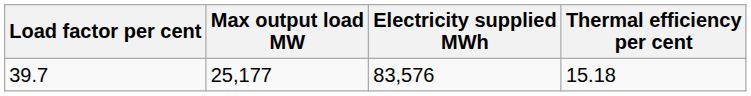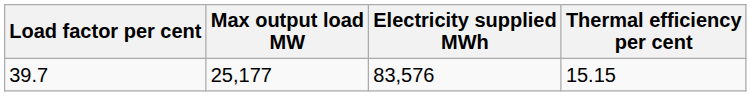(591, 74) 15.18 -> (591, 74) 15.15
